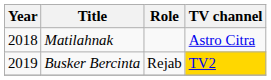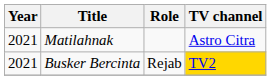(23, 39) 2018 -> (23, 39) 2021
(23, 63) 2019 -> (23, 63) 2021
